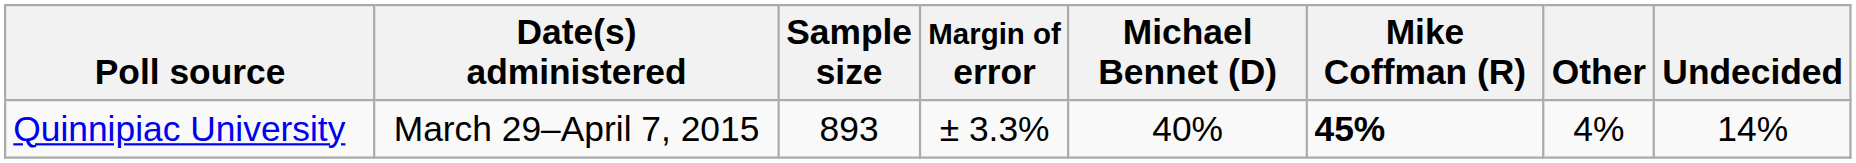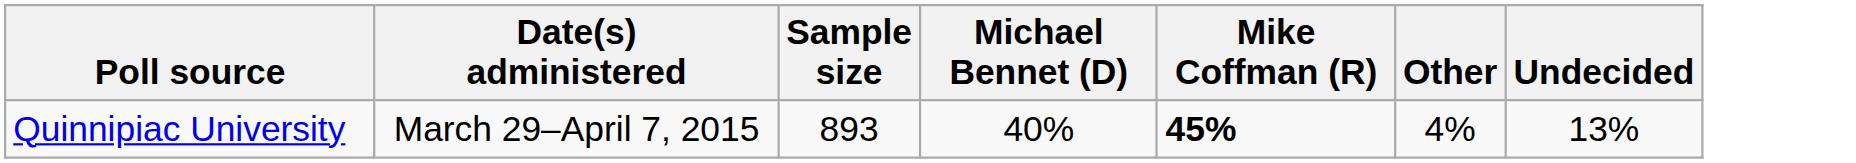- column: (995, 54)
(1753, 128) 14% -> (1604, 128) 13%
